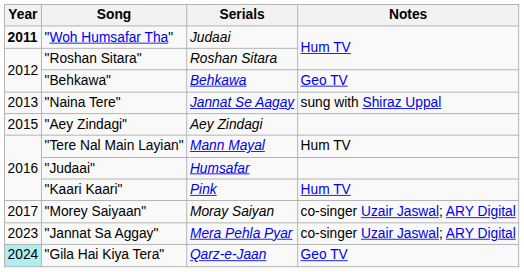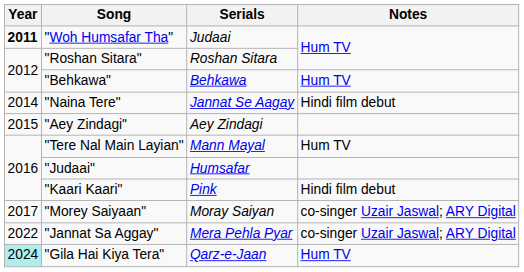(324, 80) Geo TV -> (326, 80) Hum TV
(23, 102) 2013 -> (23, 102) 2014
(371, 102) sung with Shiraz Uppal -> (348, 102) Hindi film debut
(326, 189) Hum TV -> (348, 189) Hindi film debut
(23, 233) 2023 -> (23, 233) 2022
(324, 255) Geo TV -> (326, 255) Hum TV
